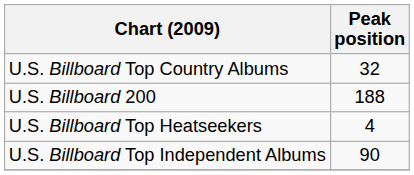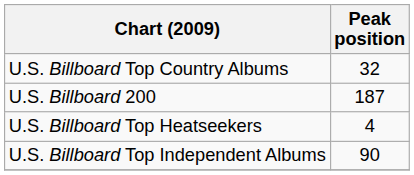(370, 97) 188 -> (370, 97) 187
